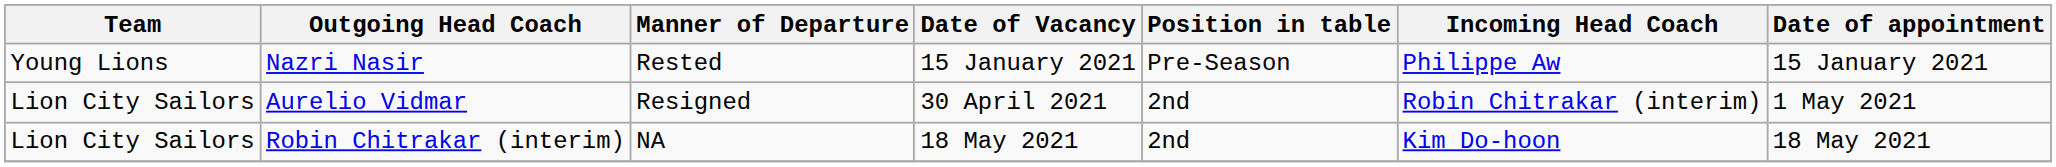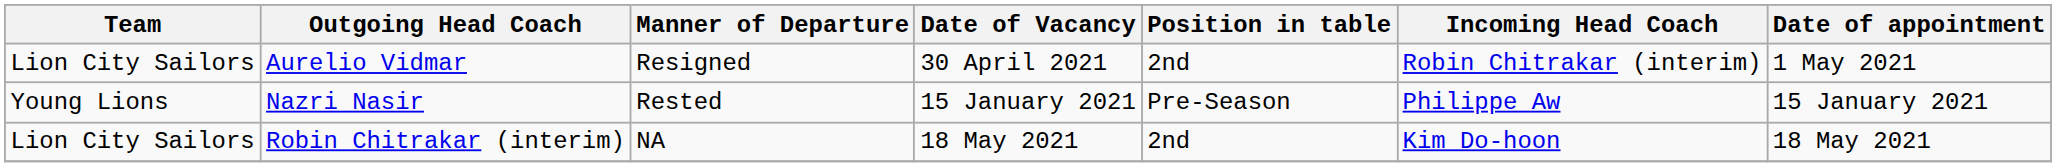rows swapped: (345, 63) <-> (367, 102)
